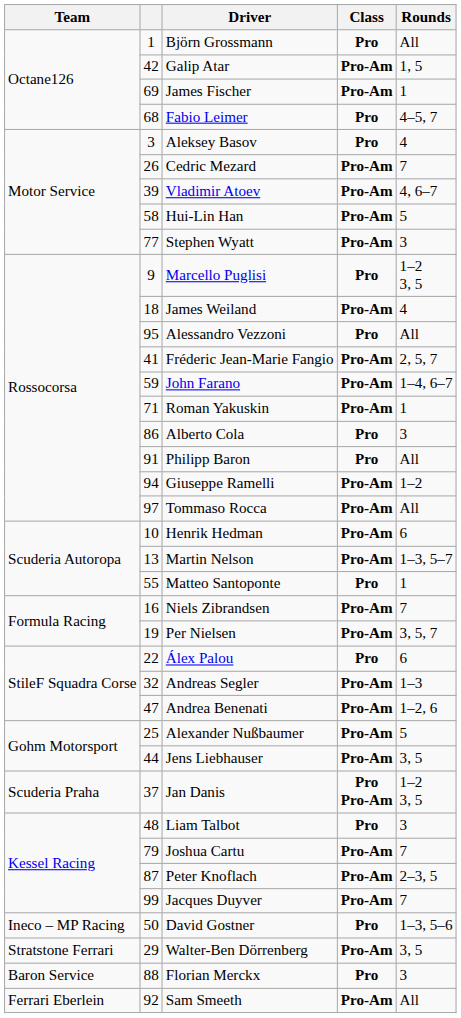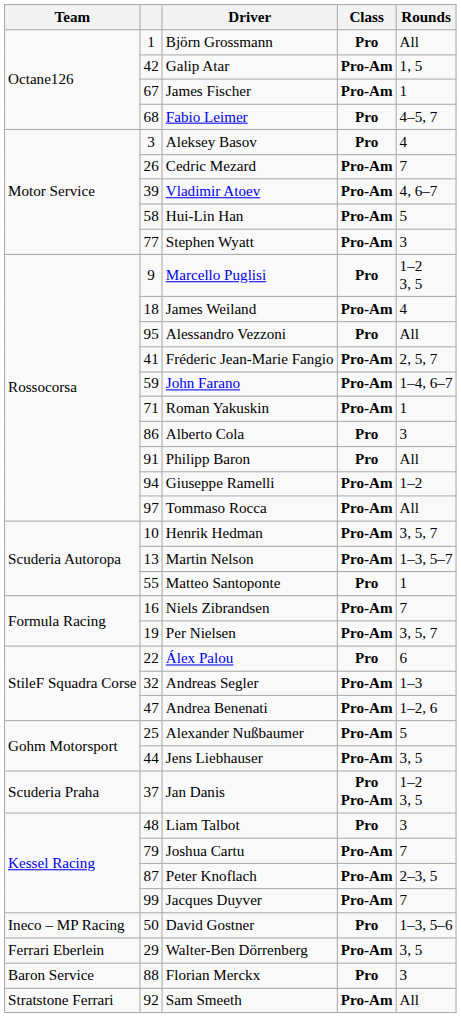(151, 92) 69 -> (151, 92) 67
(403, 533) 6 -> (418, 533) 3, 5, 7
(61, 950) Stratstone Ferrari -> (56, 950) Ferrari Eberlein
(56, 1000) Ferrari Eberlein -> (61, 1000) Stratstone Ferrari
